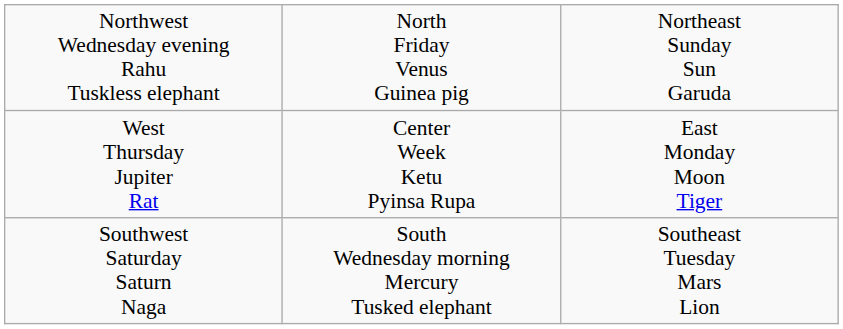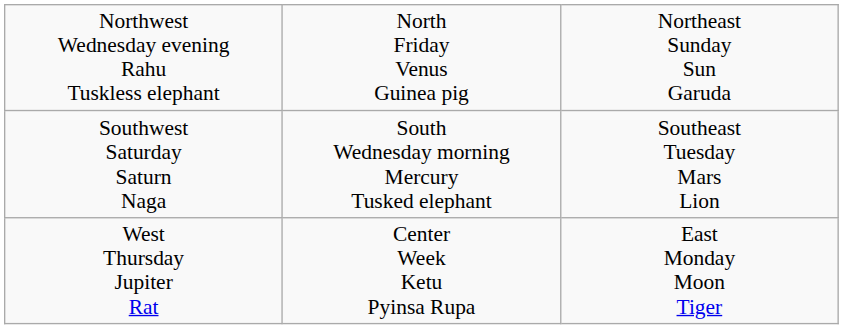rows swapped: (144, 164) <-> (144, 270)
